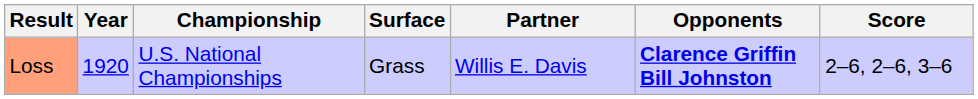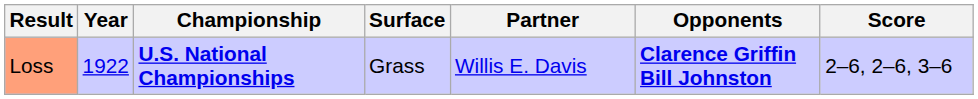(106, 65) 1920 -> (106, 65) 1922
(210, 65) normal -> (216, 65) bold
